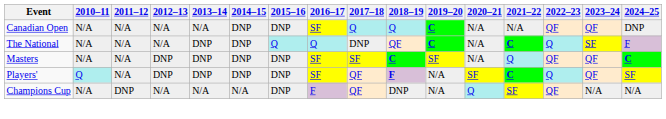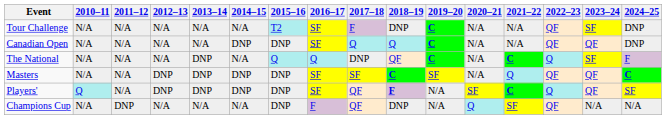+ row: (37, 28)
(241, 43) DNP -> (240, 59) N/A
